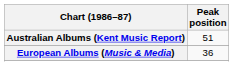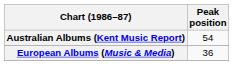(208, 38) 51 -> (208, 38) 54
